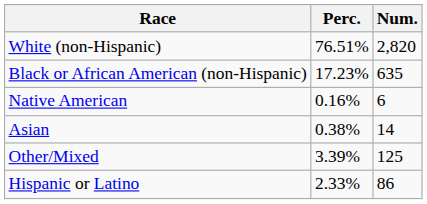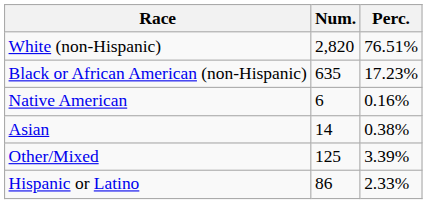columns swapped: (397, 18) <-> (342, 18)
